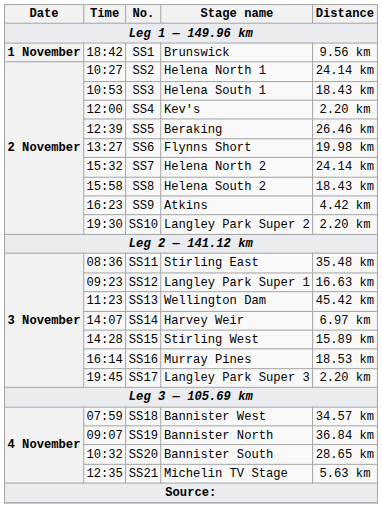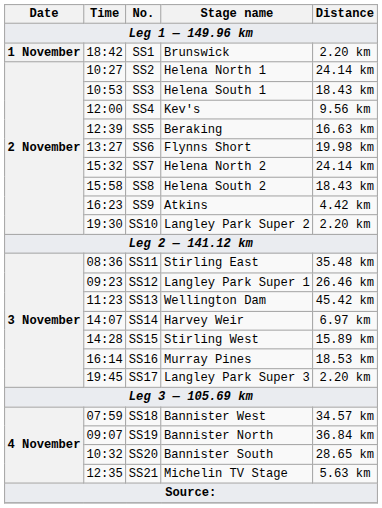(345, 52) 9.56 km -> (345, 52) 2.20 km
(345, 110) 2.20 km -> (345, 110) 9.56 km
(345, 129) 26.46 km -> (345, 129) 16.63 km
(345, 282) 16.63 km -> (345, 282) 26.46 km
